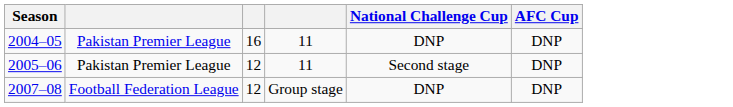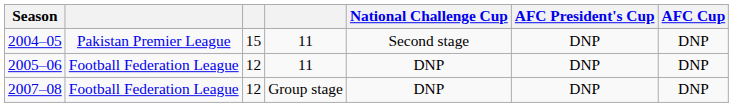+ column: (585, 16)
(253, 41) 16 -> (253, 41) 15
(429, 41) DNP -> (429, 41) Second stage
(154, 65) Pakistan Premier League -> (154, 65) Football Federation League
(429, 65) Second stage -> (429, 65) DNP
